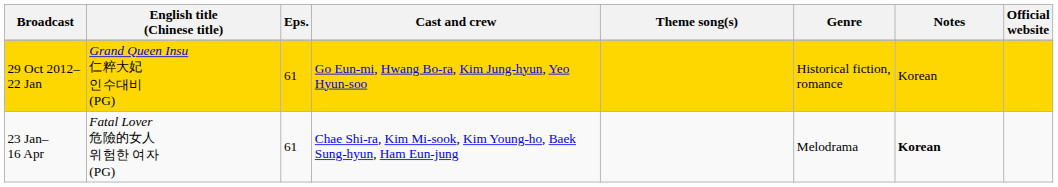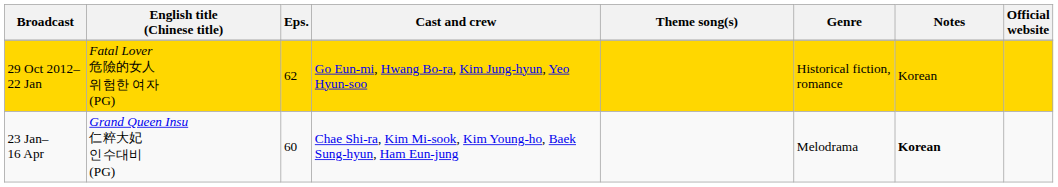(139, 75) Grand Queen Insu 仁粹大妃 인수대비 (PG) -> (124, 75) Fatal Lover 危險的女人 위험한 여자 (PG)
(291, 75) 61 -> (291, 75) 62
(124, 146) Fatal Lover 危險的女人 위험한 여자 (PG) -> (139, 146) Grand Queen Insu 仁粹大妃 인수대비 (PG)
(291, 146) 61 -> (291, 146) 60
